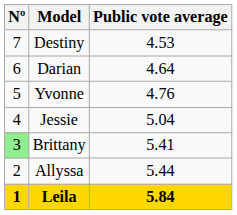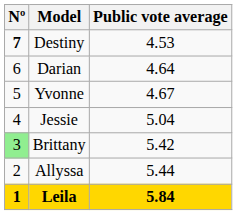(17, 42) normal -> (17, 42) bold
(160, 94) 4.76 -> (160, 94) 4.67
(160, 145) 5.41 -> (160, 145) 5.42
